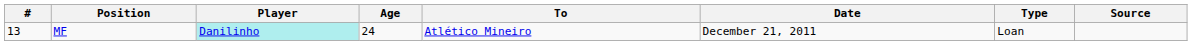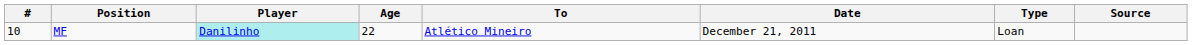(14, 32) 13 -> (14, 32) 10
(368, 32) 24 -> (368, 32) 22
